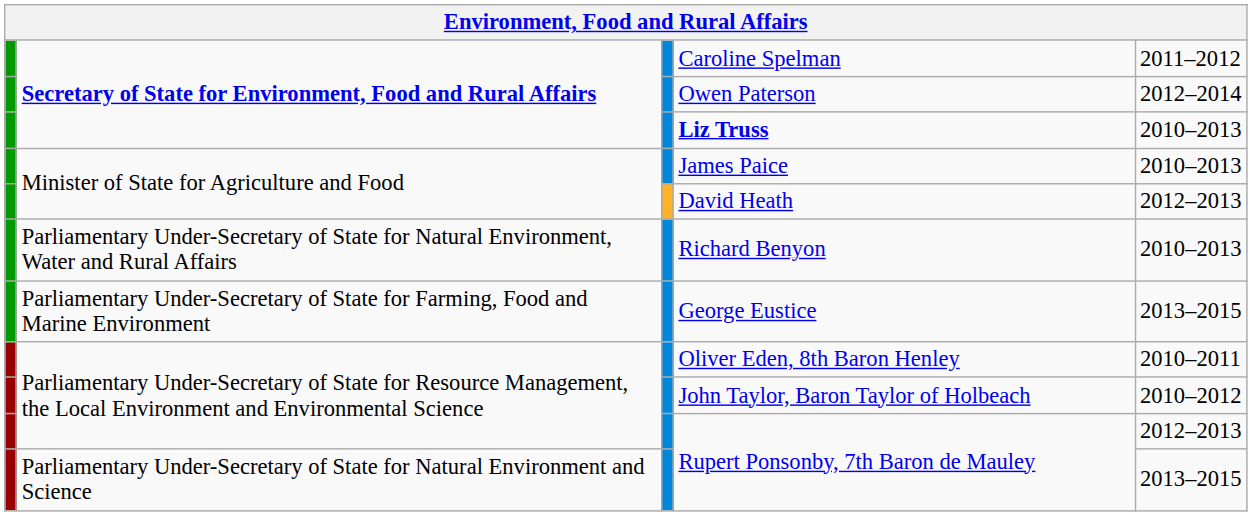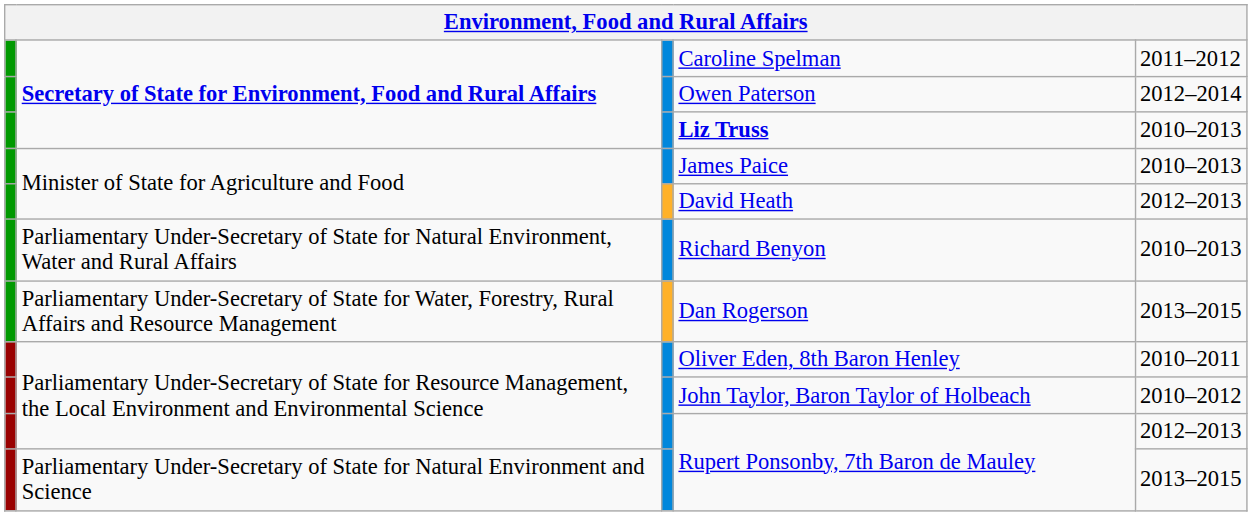- row: (305, 310)
+ row: (318, 310)
